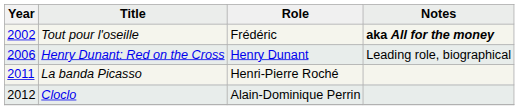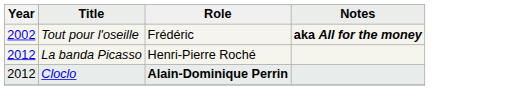- row: (133, 54)
(21, 74) 2011 -> (21, 54) 2012
(295, 94) normal -> (218, 74) bold
